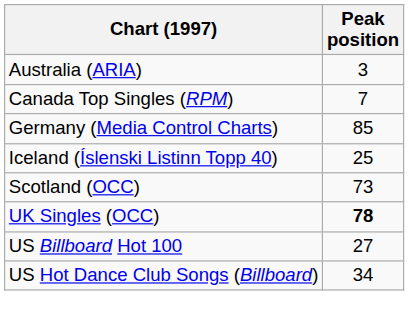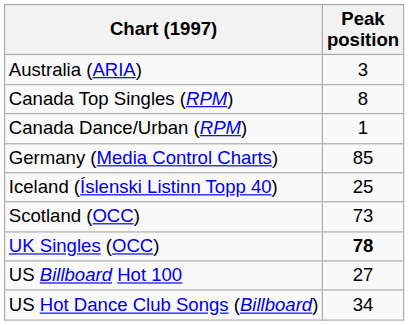(363, 98) 7 -> (363, 98) 8
+ row: (128, 128)
